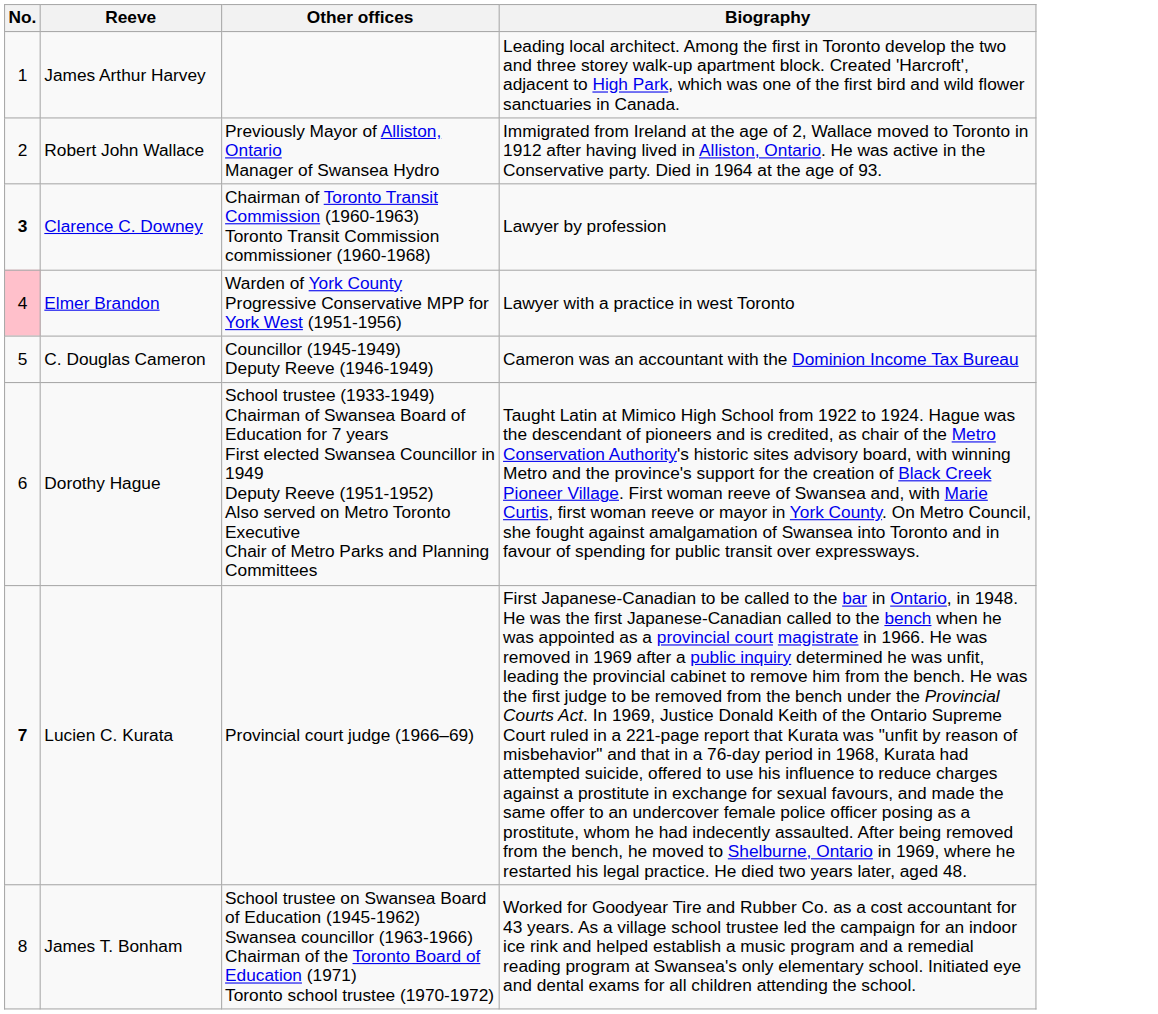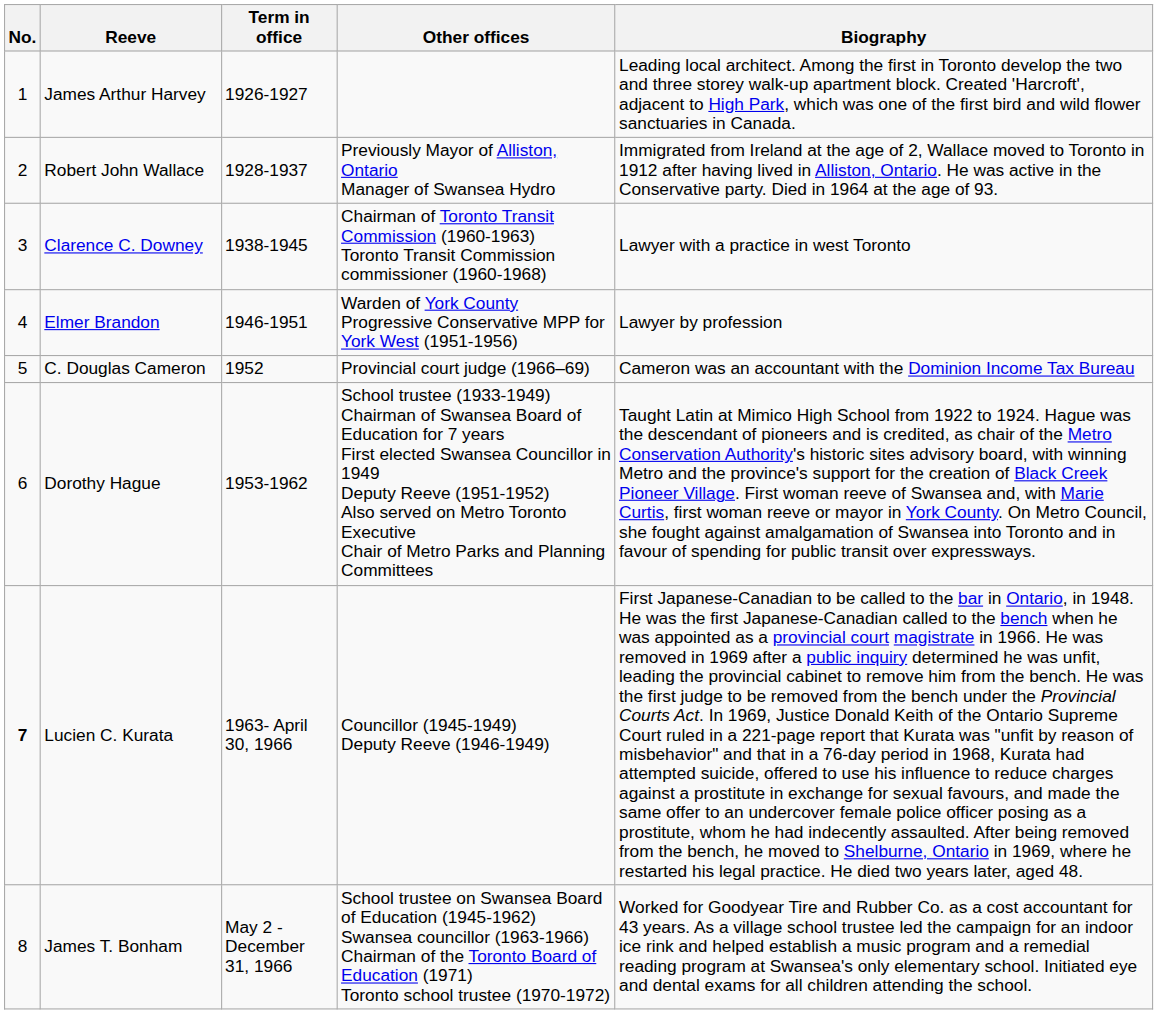+ column: (279, 27)
(22, 226) bold -> (22, 246) normal
(585, 226) Lawyer by profession -> (765, 246) Lawyer with a practice in west Toronto
(22, 302) pink background -> (22, 322) no background
(649, 302) Lawyer with a practice in west Toronto -> (701, 322) Lawyer by profession
(329, 359) Councillor (1945-1949) Deputy Reeve (1946-1949) -> (465, 369) Provincial court judge (1966–69)
(349, 734) Provincial court judge (1966–69) -> (445, 734) Councillor (1945-1949) Deputy Reeve (1946-1949)
